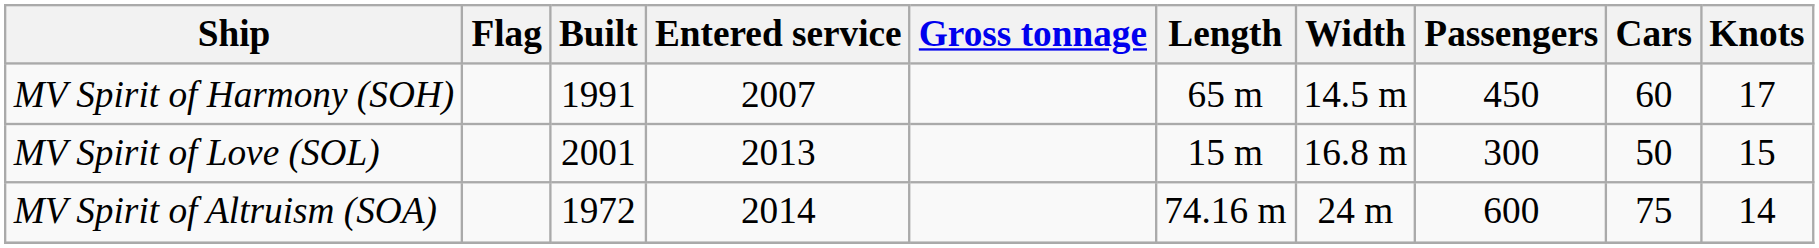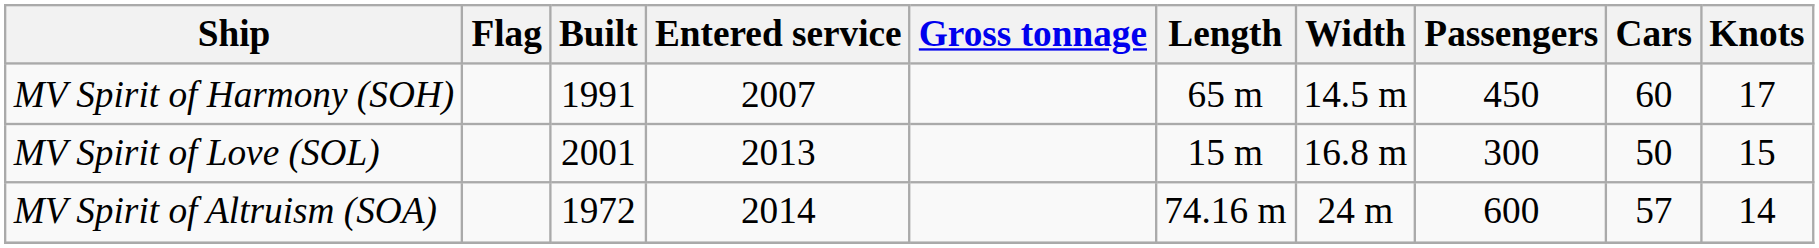(1654, 211) 75 -> (1654, 211) 57
